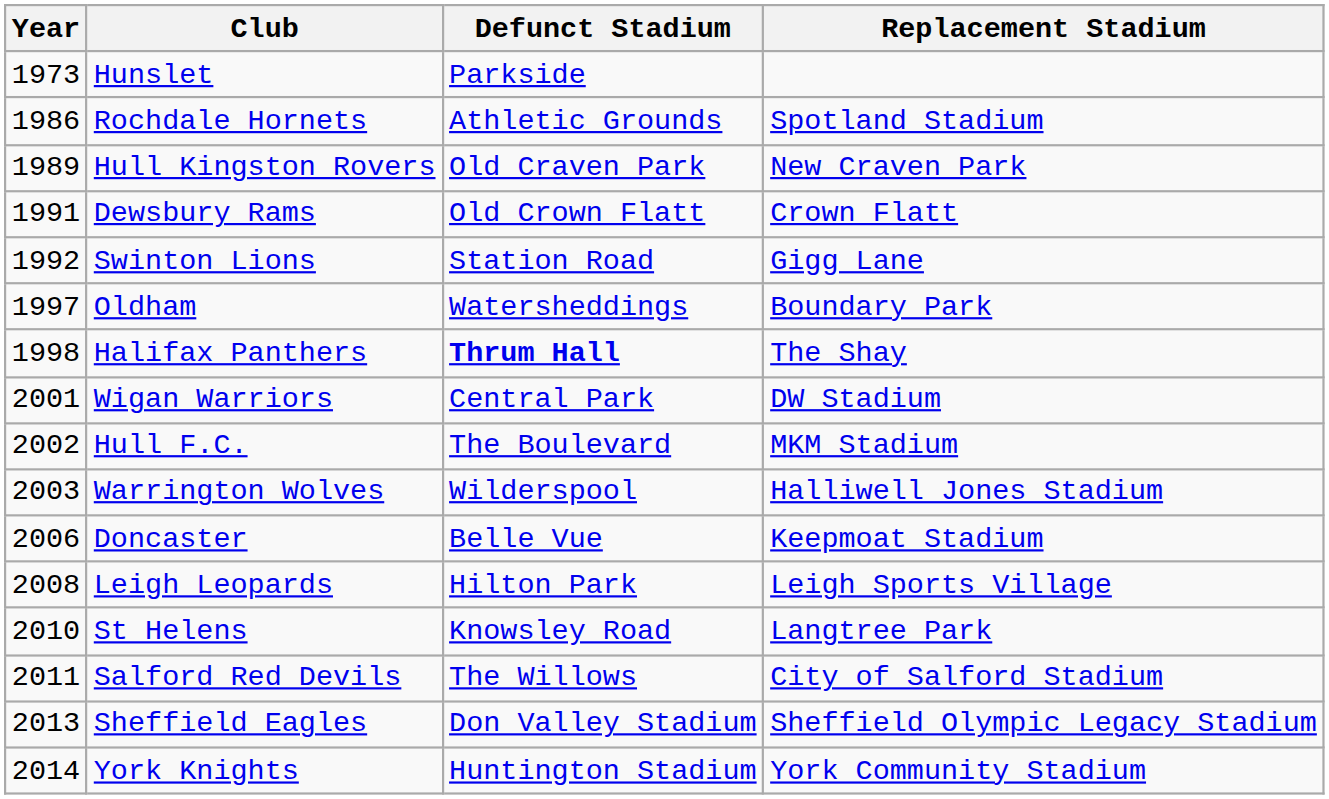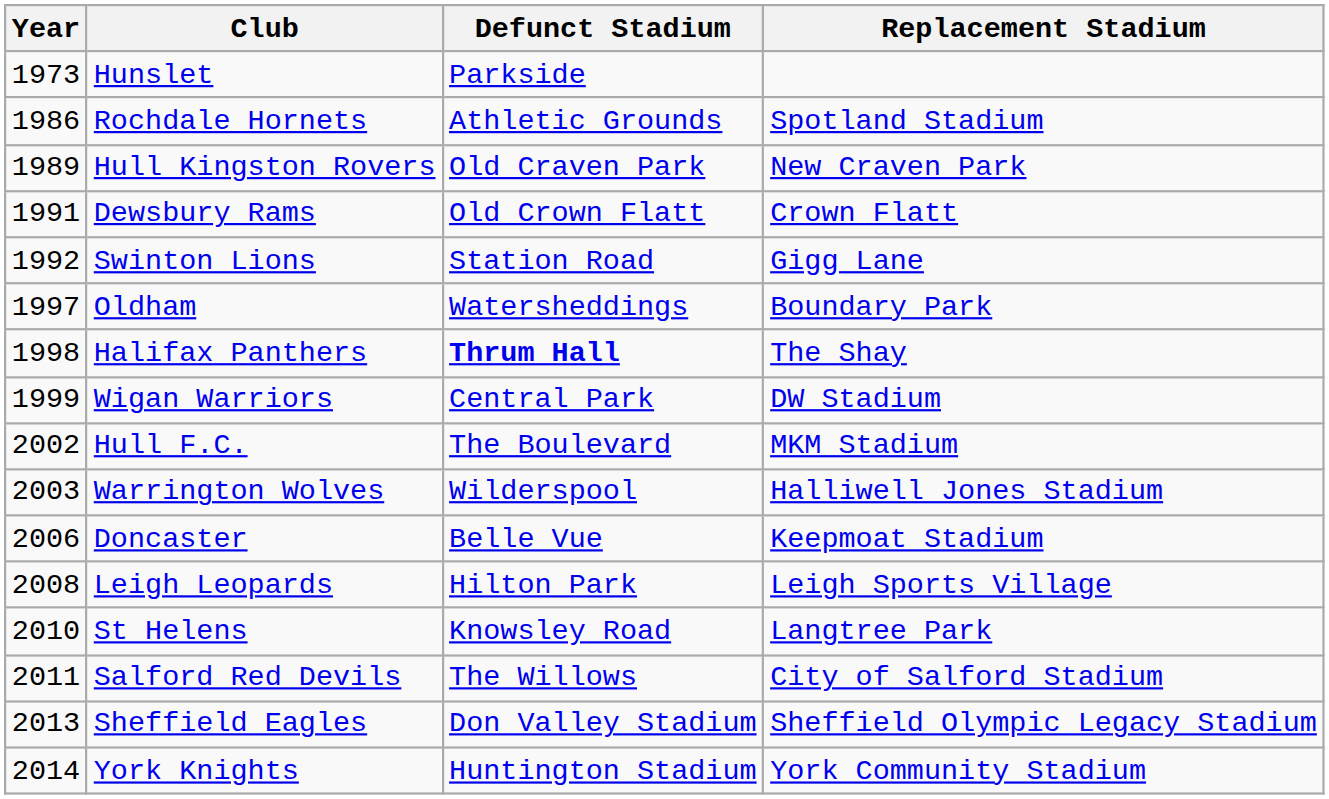(46, 400) 2001 -> (46, 400) 1999
